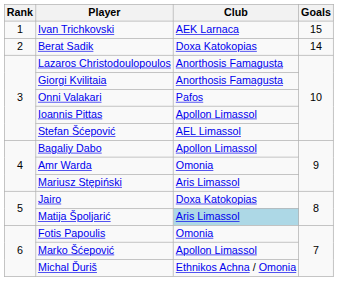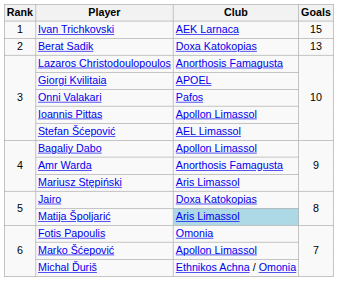(316, 47) 14 -> (316, 47) 13
(229, 81) Anorthosis Famagusta -> (194, 81) APOEL
(195, 166) Omonia -> (229, 166) Anorthosis Famagusta
